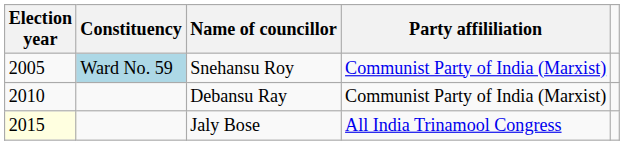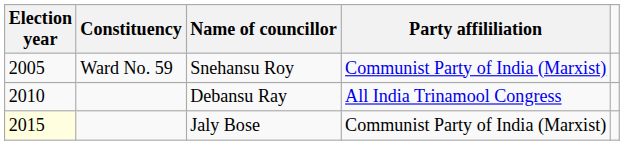(127, 67) lightblue background -> (127, 67) no background
(476, 96) Communist Party of India (Marxist) -> (453, 96) All India Trinamool Congress
(453, 125) All India Trinamool Congress -> (476, 125) Communist Party of India (Marxist)
